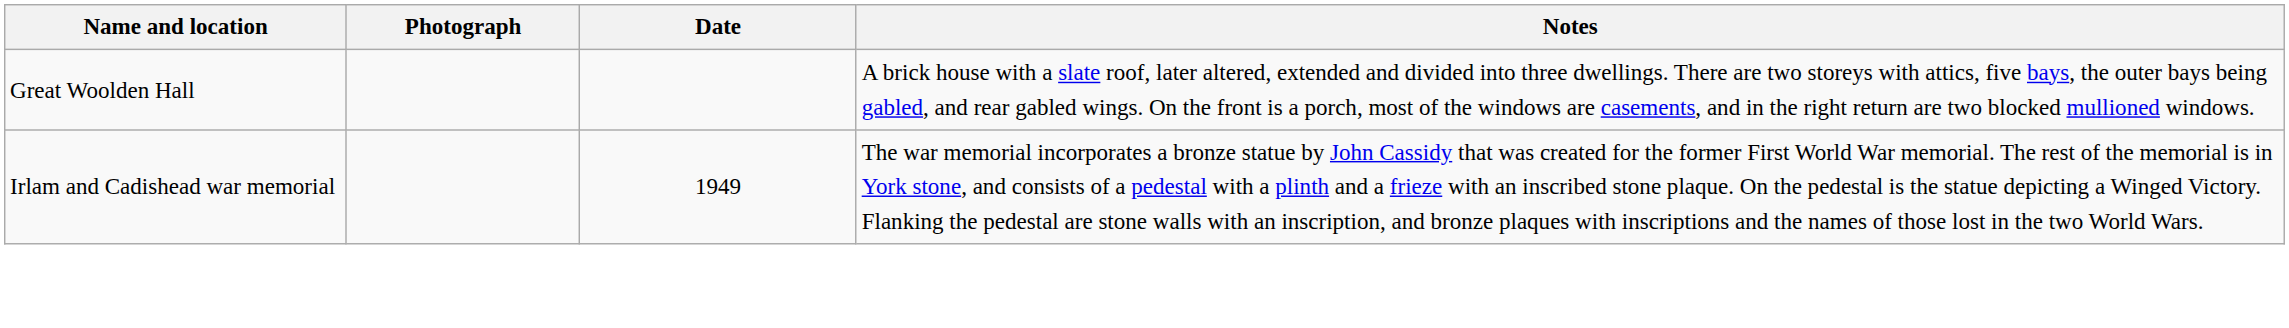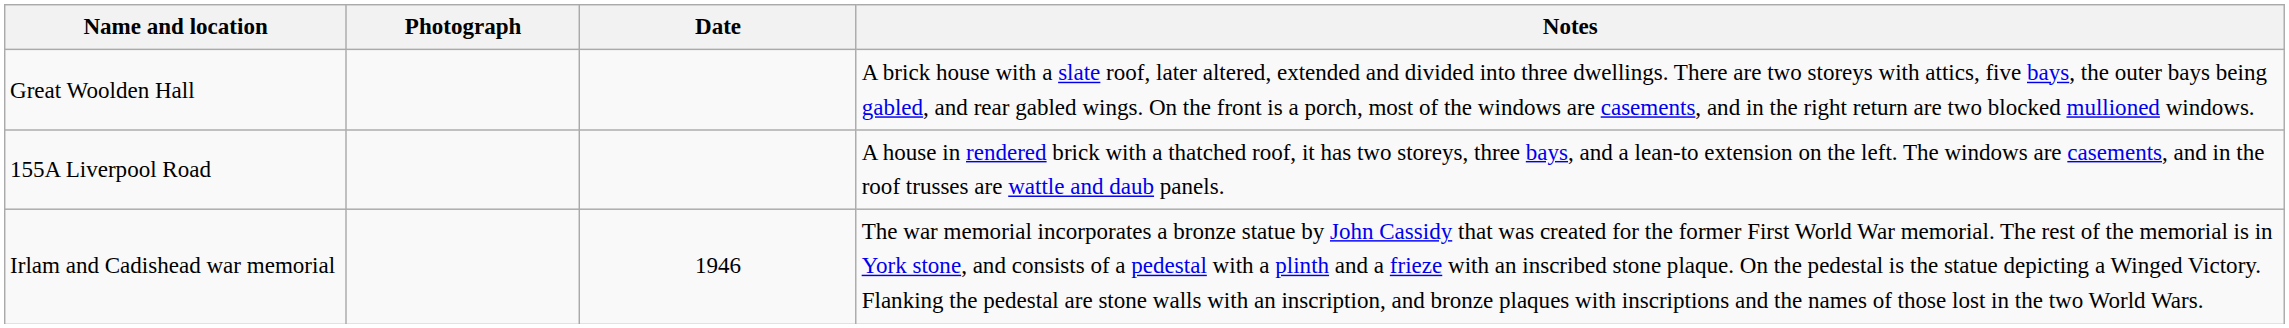+ row: (111, 169)
(718, 186) 1949 -> (718, 266) 1946
